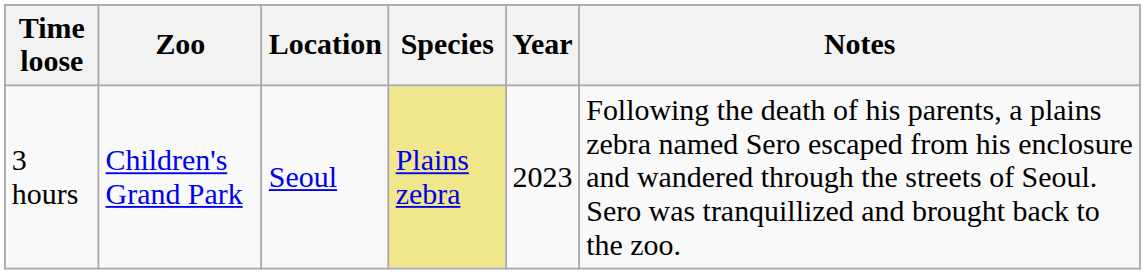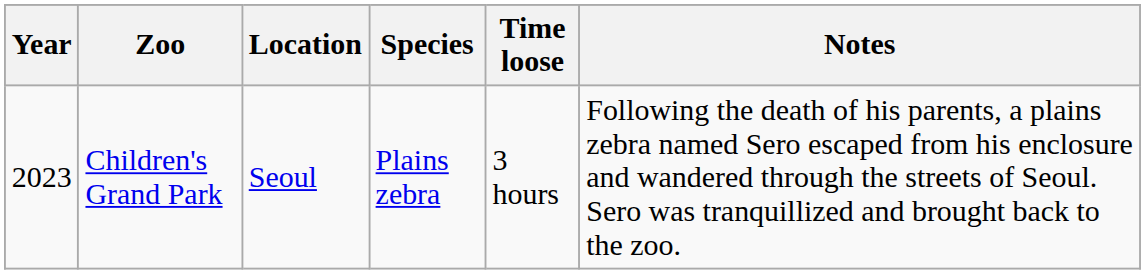columns swapped: (543, 45) <-> (52, 45)
(432, 176) khaki background -> (412, 176) no background
